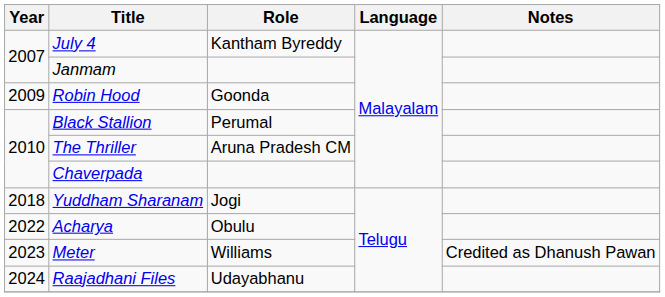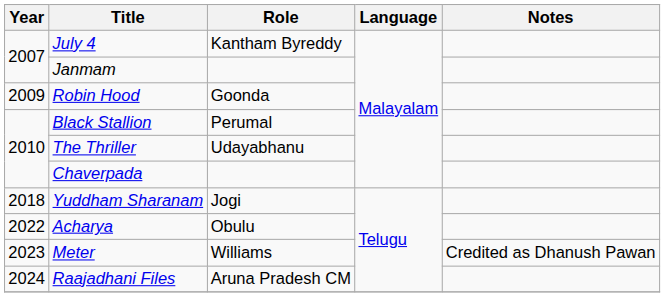(281, 148) Aruna Pradesh CM -> (257, 148) Udayabhanu
(257, 278) Udayabhanu -> (281, 278) Aruna Pradesh CM
